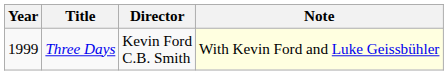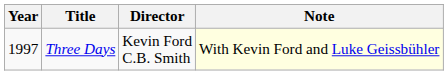(23, 49) 1999 -> (23, 49) 1997
